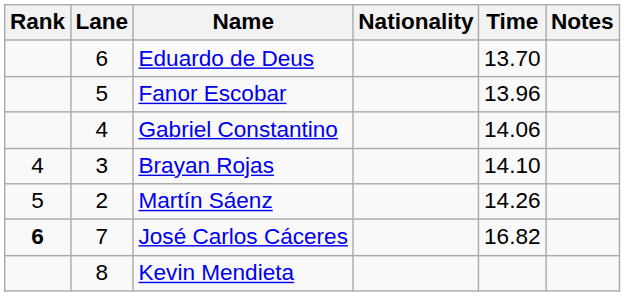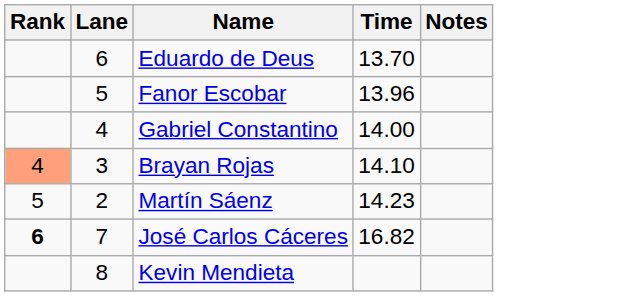- column: (416, 22)
(512, 129) 14.06 -> (387, 129) 14.00
(37, 165) no background -> (37, 165) lightsalmon background
(512, 201) 14.26 -> (387, 201) 14.23
